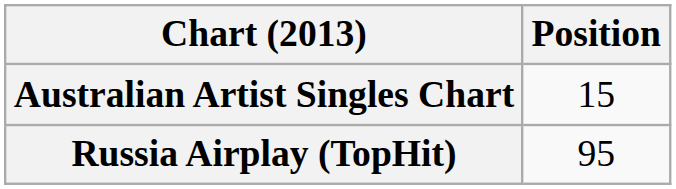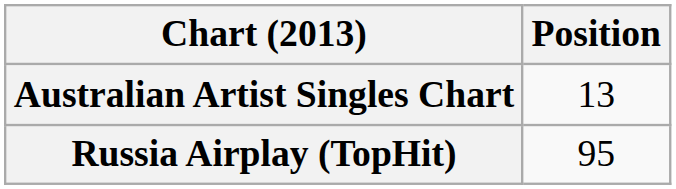(596, 93) 15 -> (596, 93) 13
